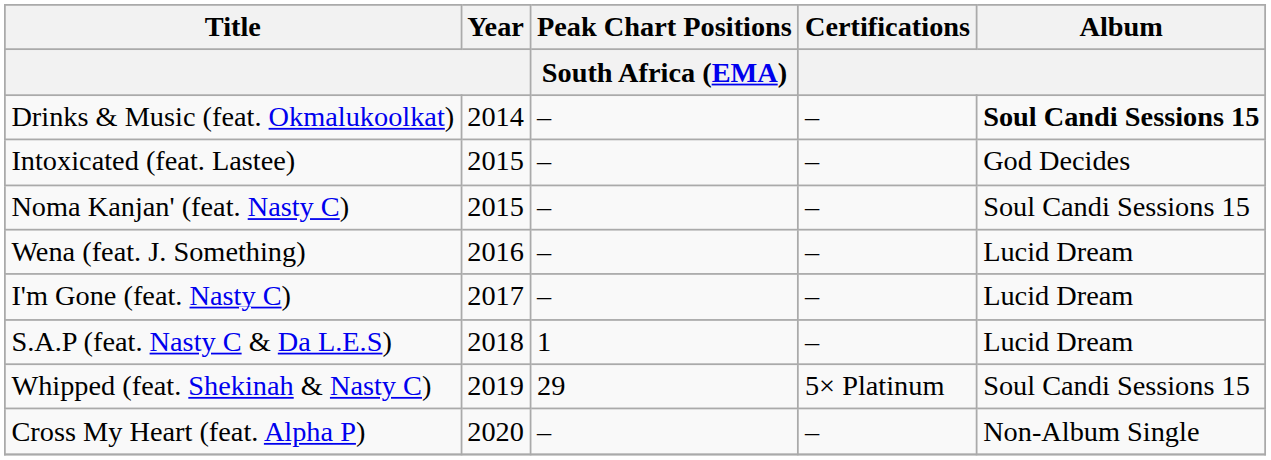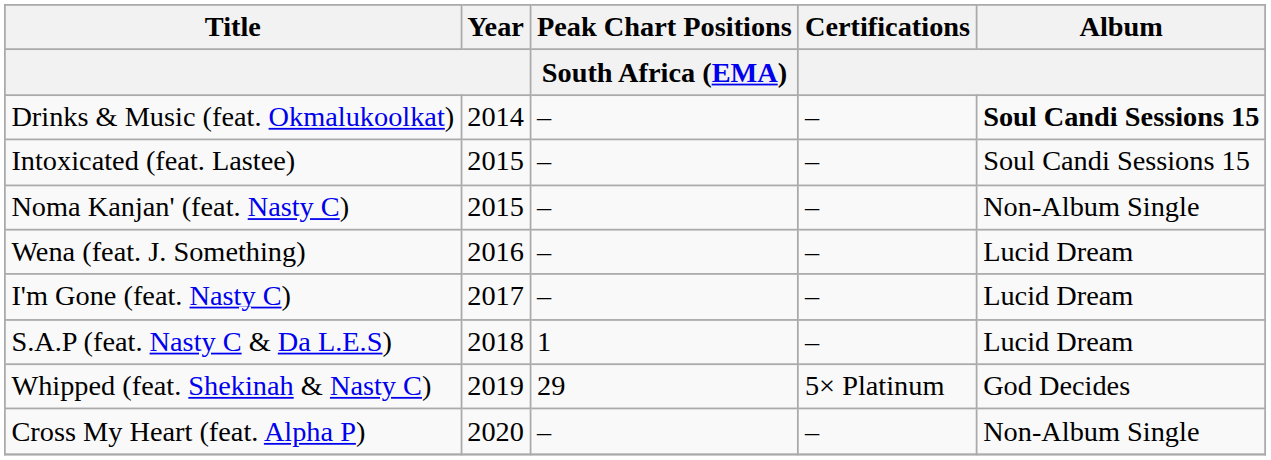(1057, 161) God Decides -> (1117, 161) Soul Candi Sessions 15
(1117, 206) Soul Candi Sessions 15 -> (1091, 206) Non-Album Single
(1117, 386) Soul Candi Sessions 15 -> (1057, 386) God Decides
